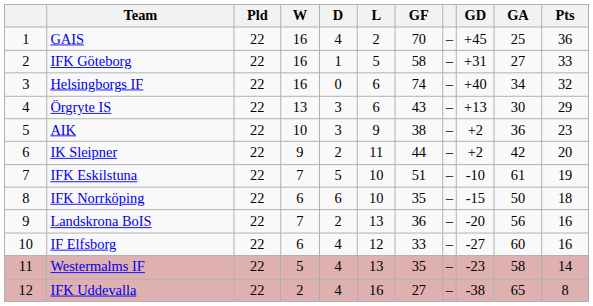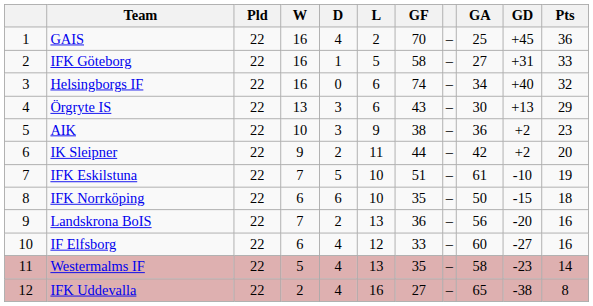columns swapped: (518, 15) <-> (475, 15)
